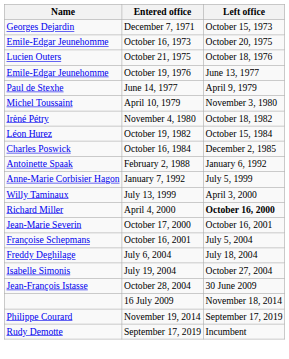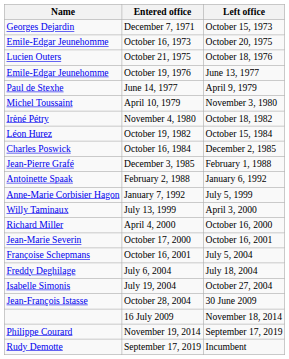+ row: (159, 164)
(240, 210) bold -> (239, 225) normal
